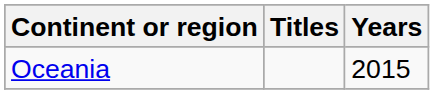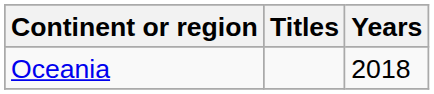(381, 68) 2015 -> (381, 68) 2018
